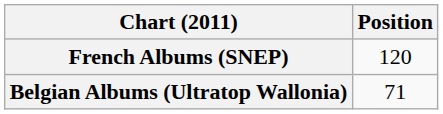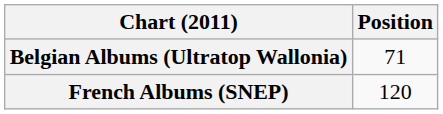rows swapped: (179, 91) <-> (179, 56)
